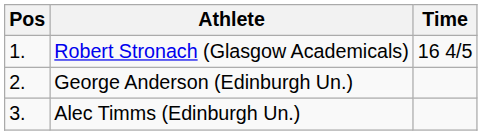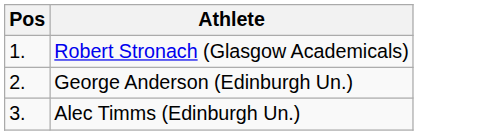- column: (445, 20)
